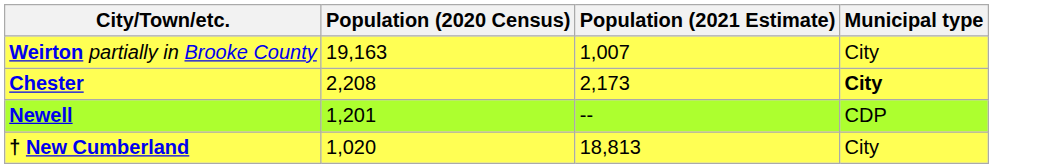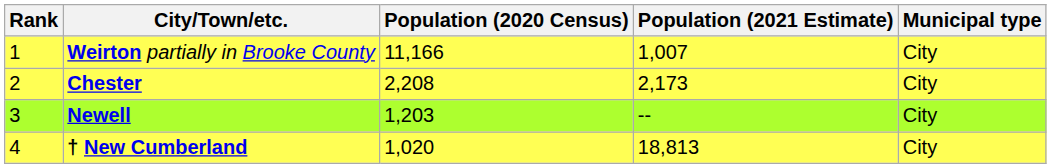+ column: (34, 20)
(357, 52) 19,163 -> (414, 52) 11,166
(863, 83) bold -> (920, 83) normal
(351, 115) 1,201 -> (409, 115) 1,203
(866, 115) CDP -> (920, 115) City
